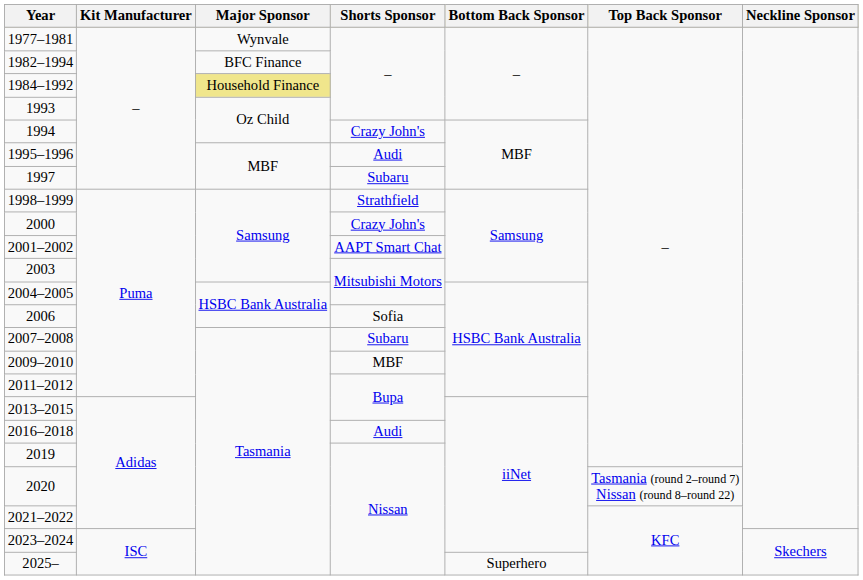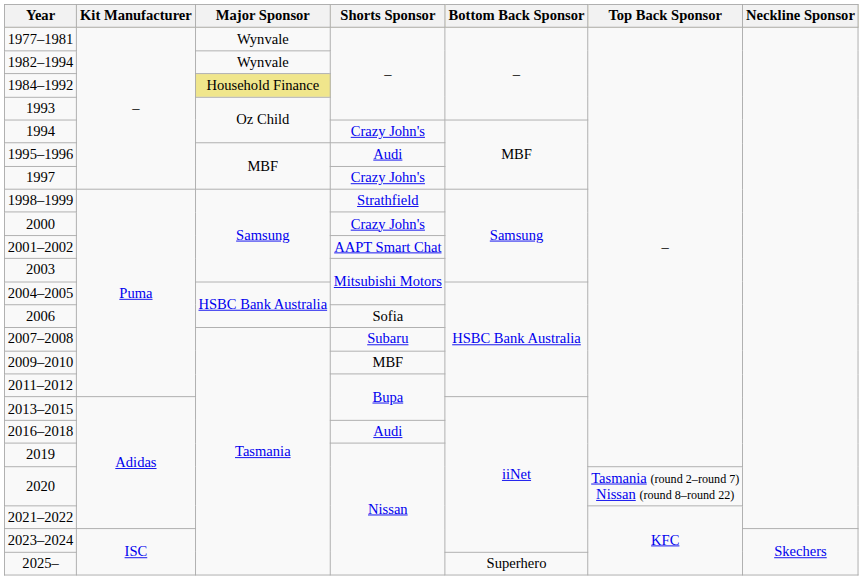(263, 62) BFC Finance -> (263, 62) Wynvale
(388, 177) Subaru -> (388, 177) Crazy John's
